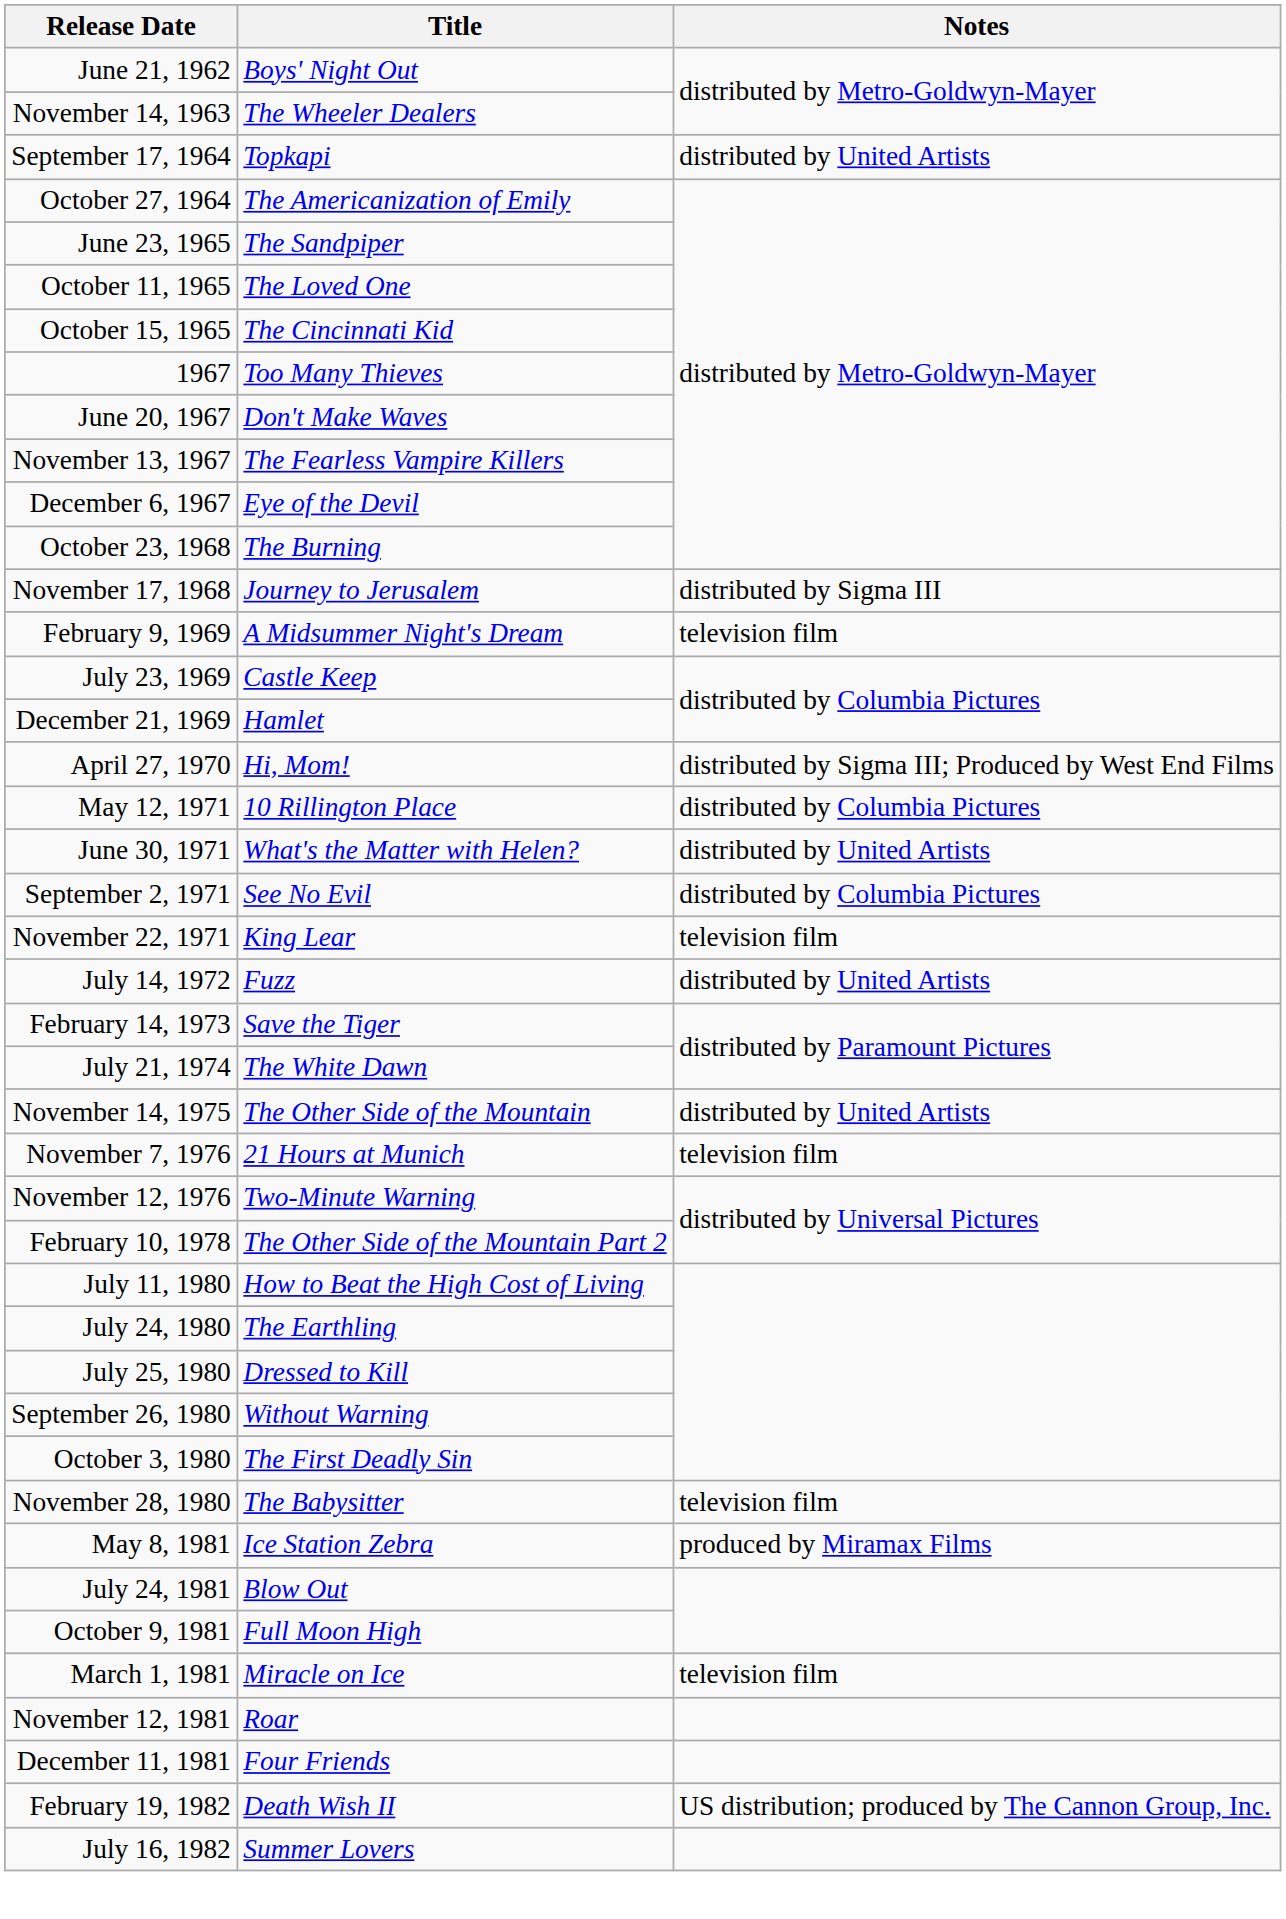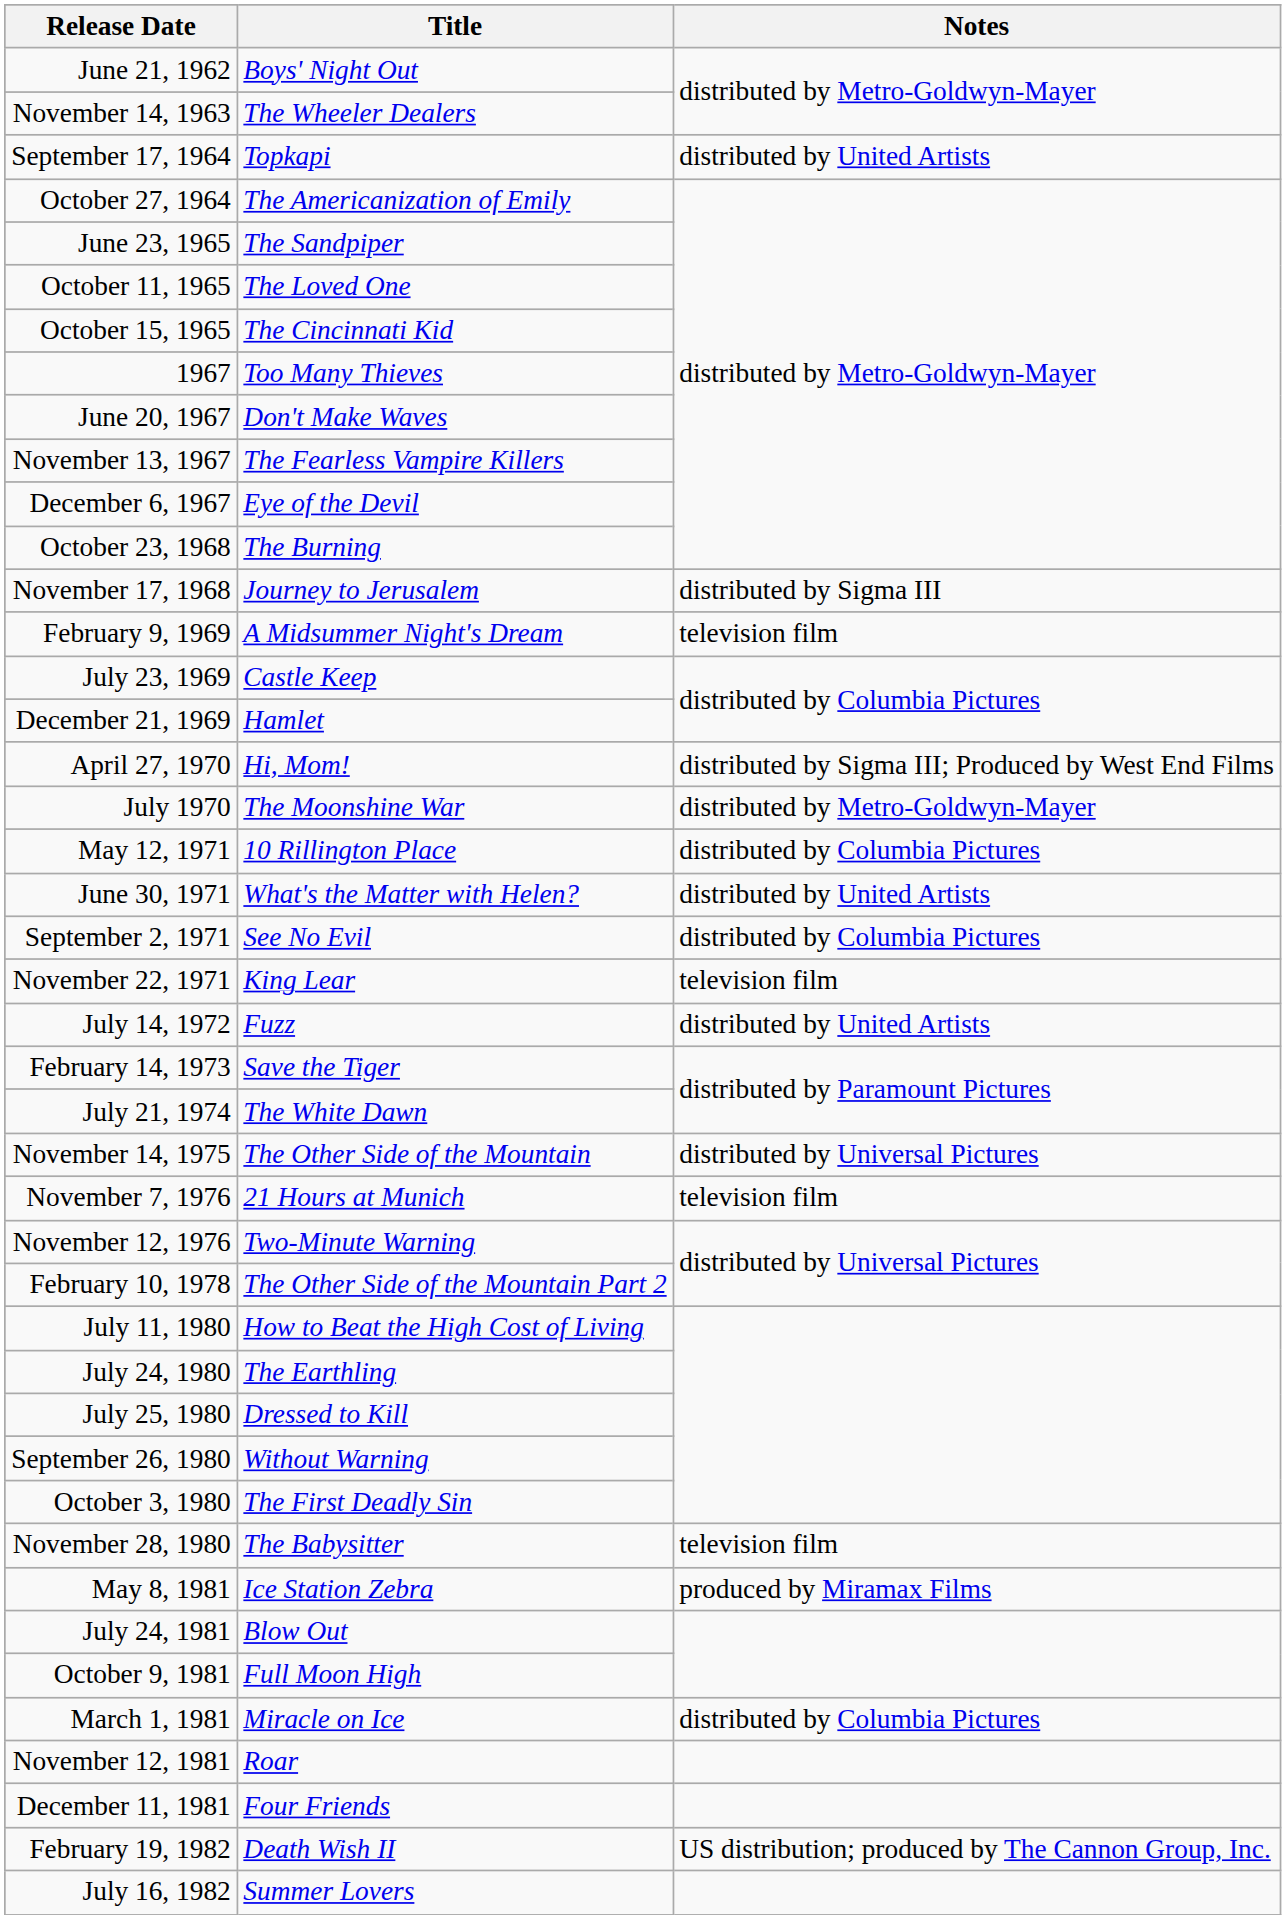+ row: (177, 807)
(835, 1110) distributed by United Artists -> (859, 1154) distributed by Universal Pictures
(759, 1675) television film -> (860, 1718) distributed by Columbia Pictures
